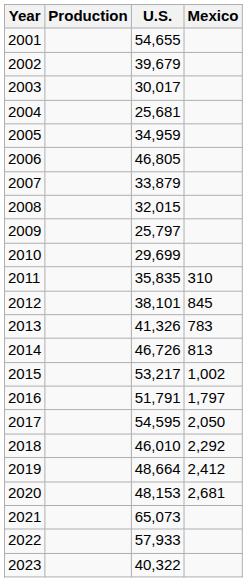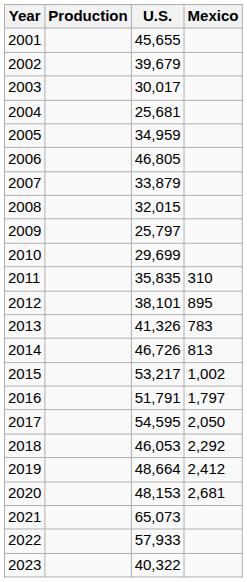(158, 40) 54,655 -> (158, 40) 45,655
(200, 302) 845 -> (200, 302) 895
(158, 445) 46,010 -> (158, 445) 46,053
